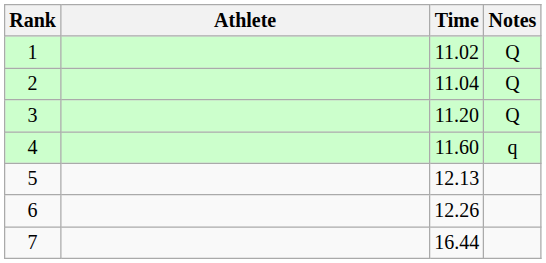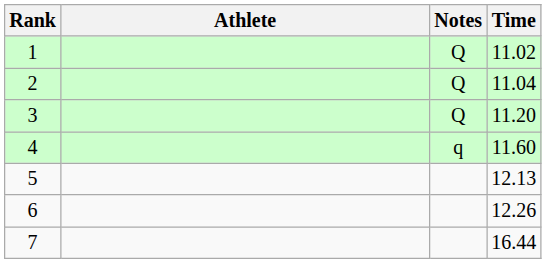columns swapped: (457, 20) <-> (512, 20)
